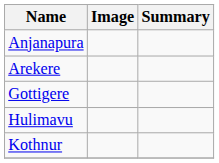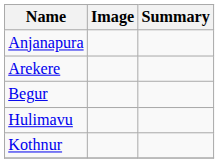+ row: (28, 94)
- row: (39, 94)
